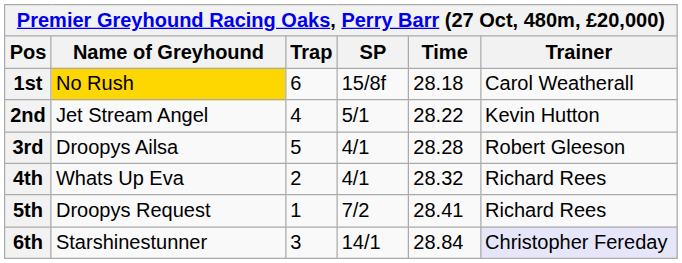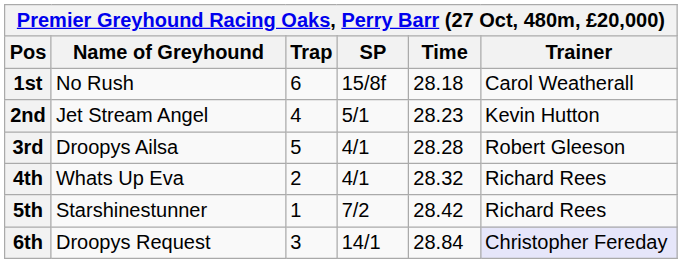(95, 83) gold background -> (95, 83) no background
(438, 115) 28.22 -> (438, 115) 28.23
(133, 210) Droopys Request -> (132, 210) Starshinestunner
(438, 210) 28.41 -> (438, 210) 28.42
(132, 242) Starshinestunner -> (133, 242) Droopys Request
